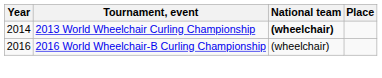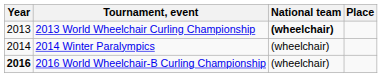(19, 30) 2014 -> (19, 30) 2013
+ row: (95, 47)
(19, 47) normal -> (19, 64) bold
